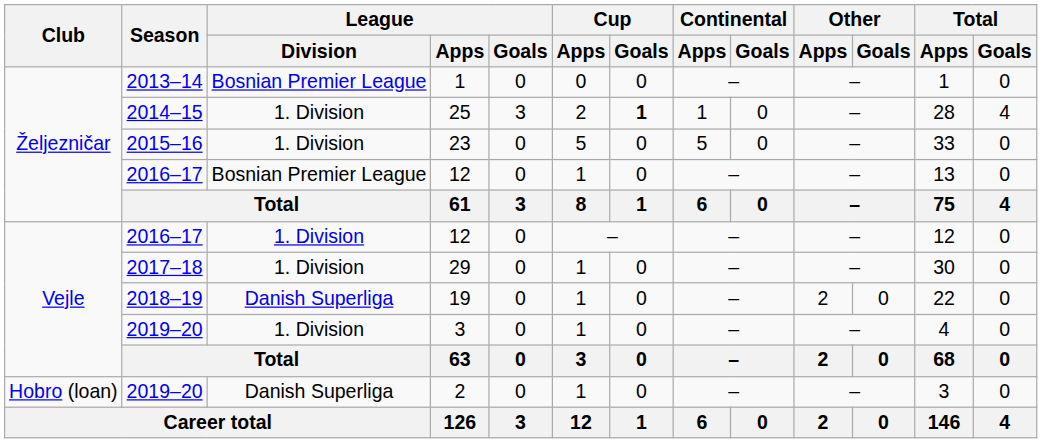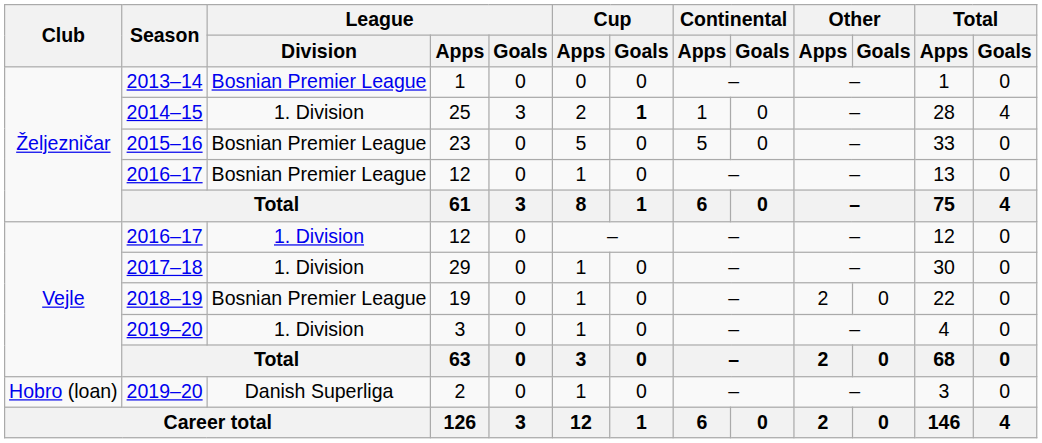(319, 143) 1. Division -> (319, 143) Bosnian Premier League
(319, 298) Danish Superliga -> (319, 298) Bosnian Premier League
